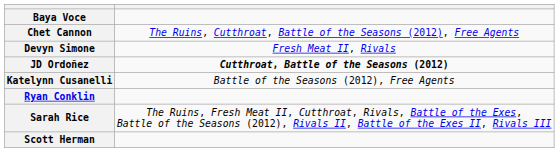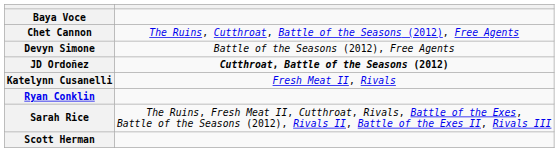(334, 49) Fresh Meat II, Rivals -> (334, 49) Battle of the Seasons (2012), Free Agents
(334, 81) Battle of the Seasons (2012), Free Agents -> (334, 81) Fresh Meat II, Rivals
